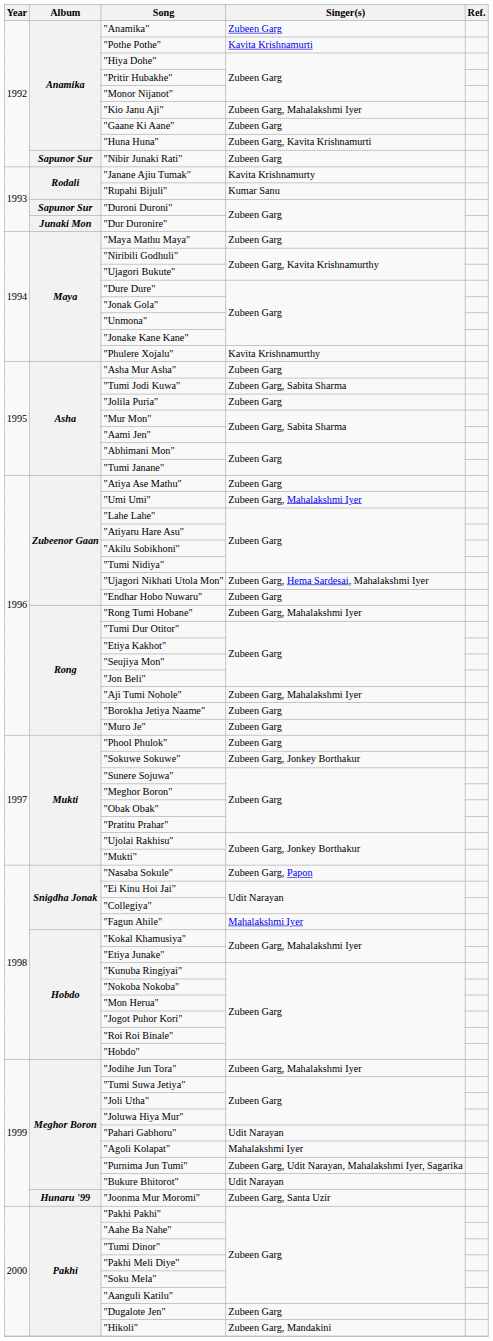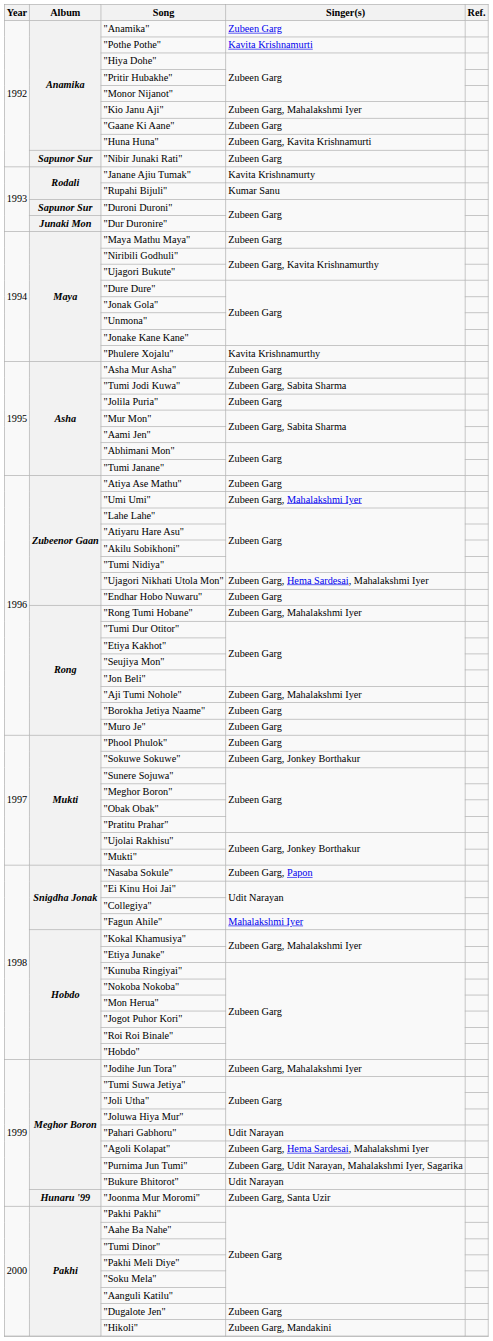(266, 1149) Mahalakshmi Iyer -> (328, 1149) Zubeen Garg, Hema Sardesai, Mahalakshmi Iyer
